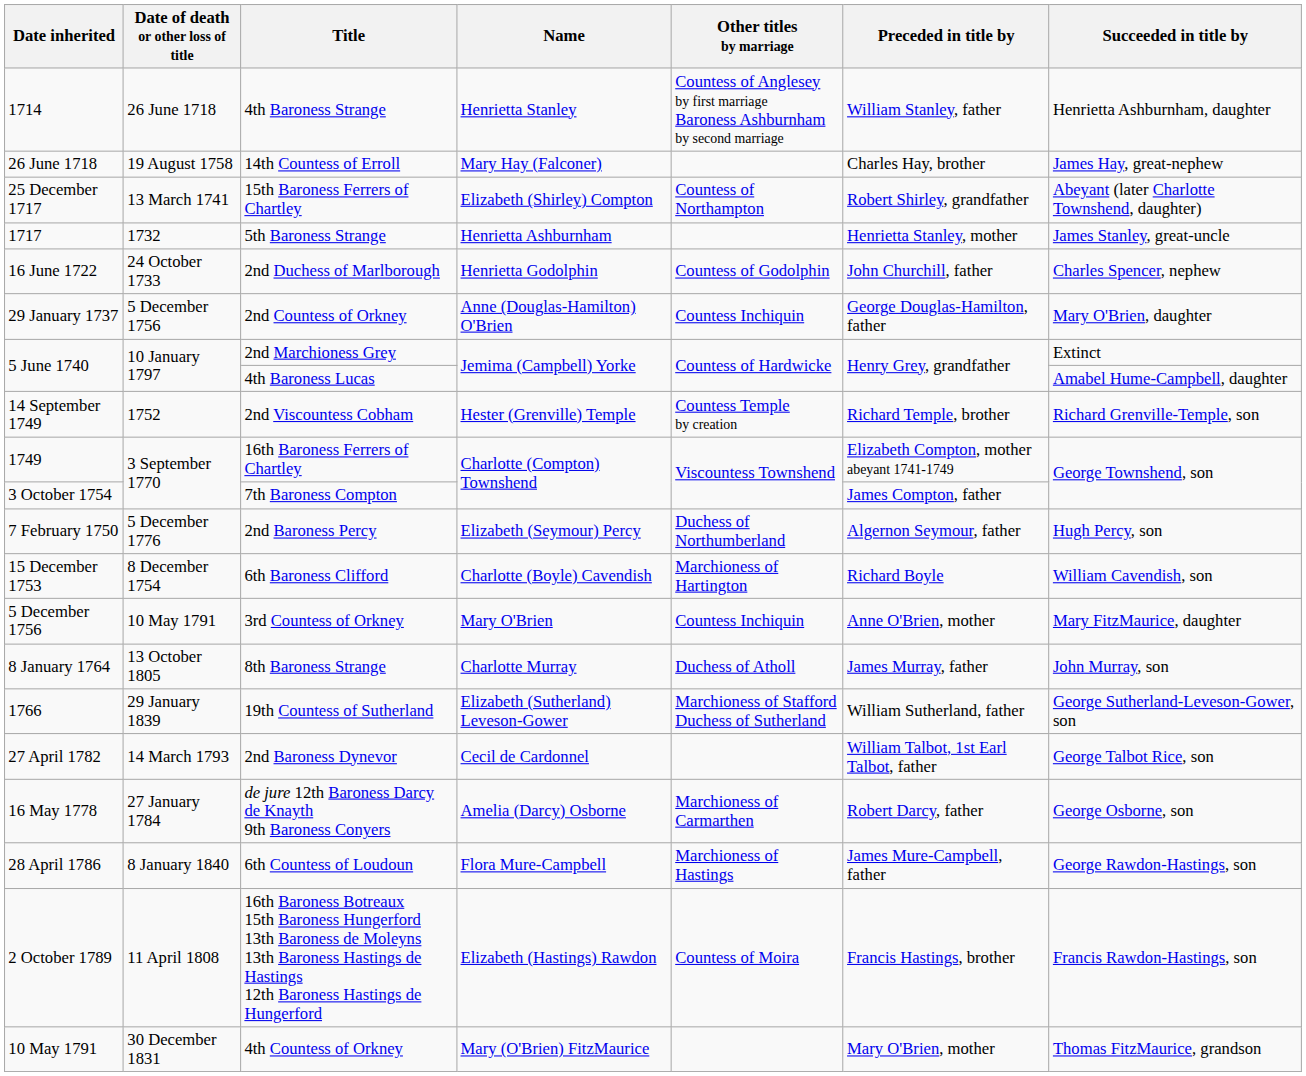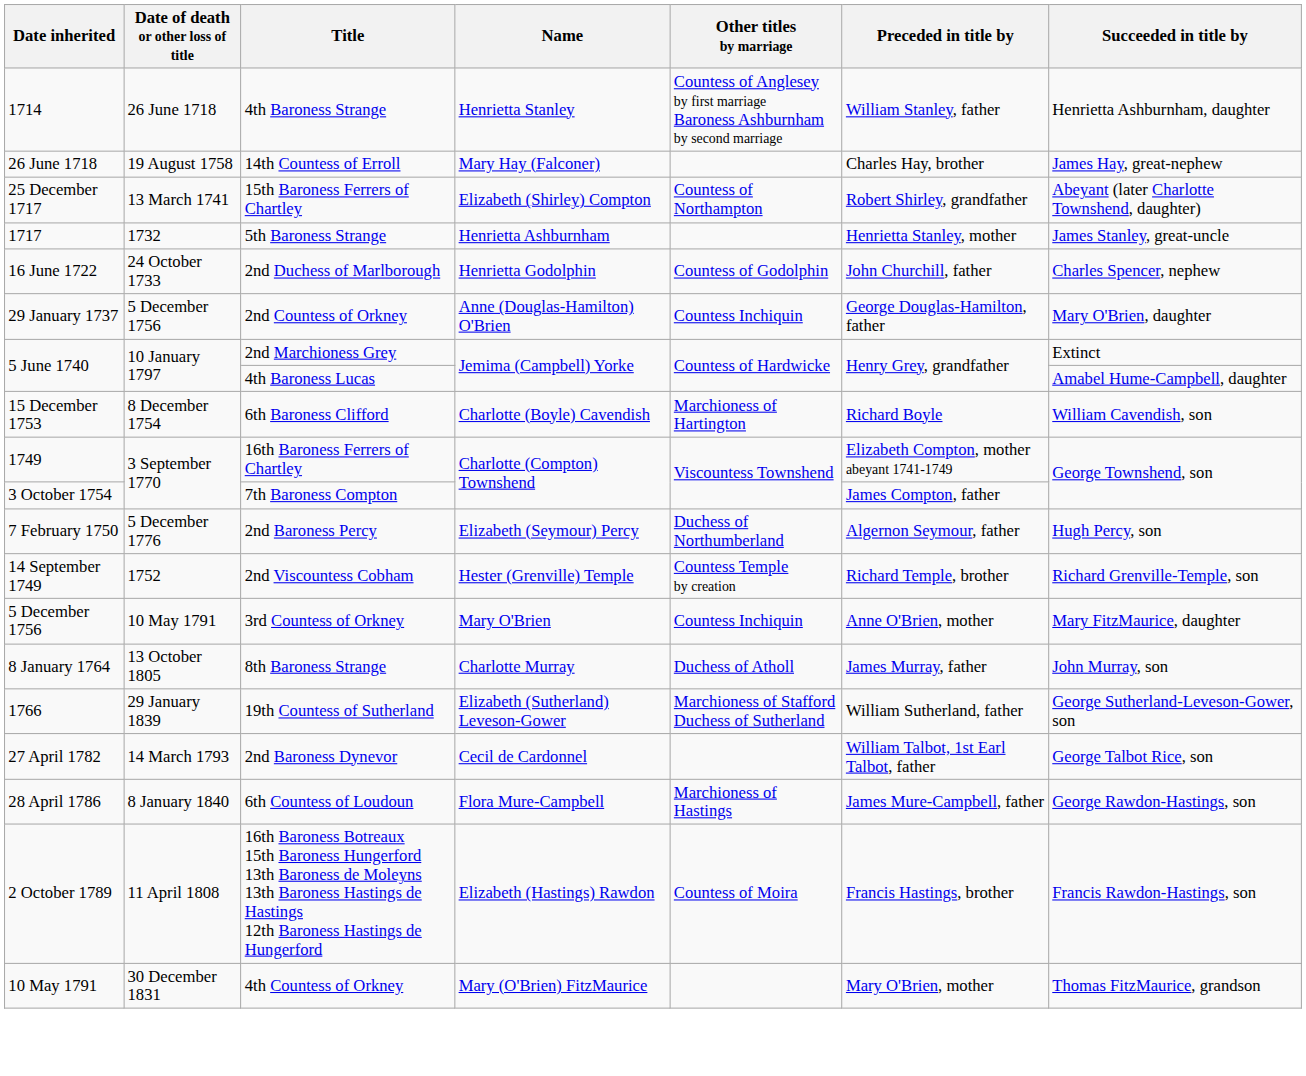rows swapped: (329, 414) <-> (316, 576)
- row: (339, 810)
